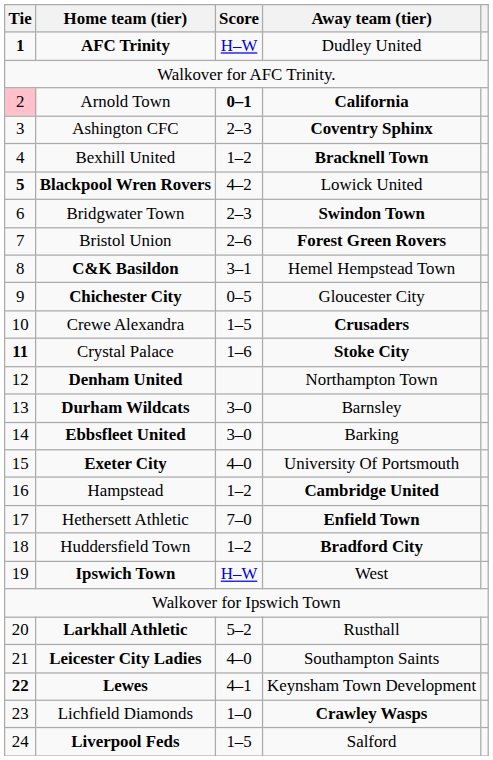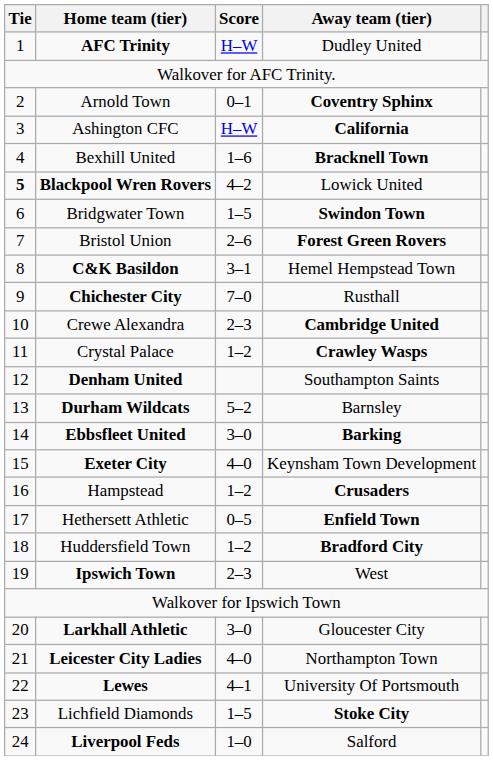(20, 45) bold -> (20, 45) normal
(20, 101) pink background -> (20, 101) no background
(239, 101) bold -> (239, 101) normal
(372, 101) California -> (372, 101) Coventry Sphinx
(239, 129) 2–3 -> (239, 129) H–W
(372, 129) Coventry Sphinx -> (372, 129) California
(239, 157) 1–2 -> (239, 157) 1–6
(239, 212) 2–3 -> (239, 212) 1–5
(239, 296) 0–5 -> (239, 296) 7–0
(372, 296) Gloucester City -> (372, 296) Rusthall
(239, 324) 1–5 -> (239, 324) 2–3
(372, 324) Crusaders -> (372, 324) Cambridge United
(20, 351) bold -> (20, 351) normal
(239, 351) 1–6 -> (239, 351) 1–2
(372, 351) Stoke City -> (372, 351) Crawley Wasps
(372, 379) Northampton Town -> (372, 379) Southampton Saints
(239, 407) 3–0 -> (239, 407) 5–2
(372, 435) normal -> (372, 435) bold
(372, 463) University Of Portsmouth -> (372, 463) Keynsham Town Development
(372, 490) Cambridge United -> (372, 490) Crusaders
(239, 518) 7–0 -> (239, 518) 0–5
(239, 574) H–W -> (239, 574) 2–3
(239, 630) 5–2 -> (239, 630) 3–0
(372, 630) Rusthall -> (372, 630) Gloucester City
(372, 657) Southampton Saints -> (372, 657) Northampton Town
(20, 685) bold -> (20, 685) normal
(372, 685) Keynsham Town Development -> (372, 685) University Of Portsmouth
(239, 713) 1–0 -> (239, 713) 1–5
(372, 713) Crawley Wasps -> (372, 713) Stoke City
(239, 741) 1–5 -> (239, 741) 1–0
